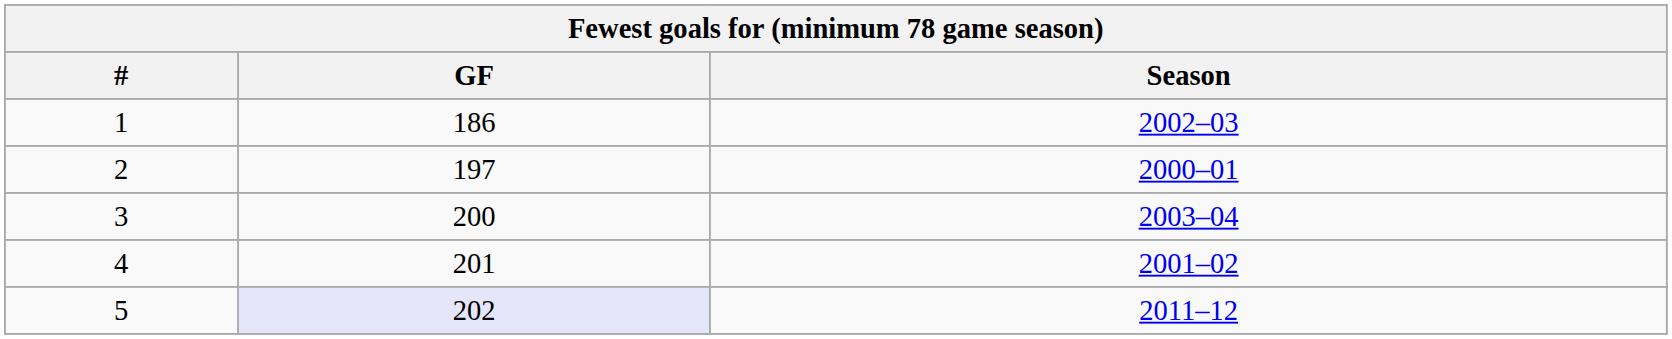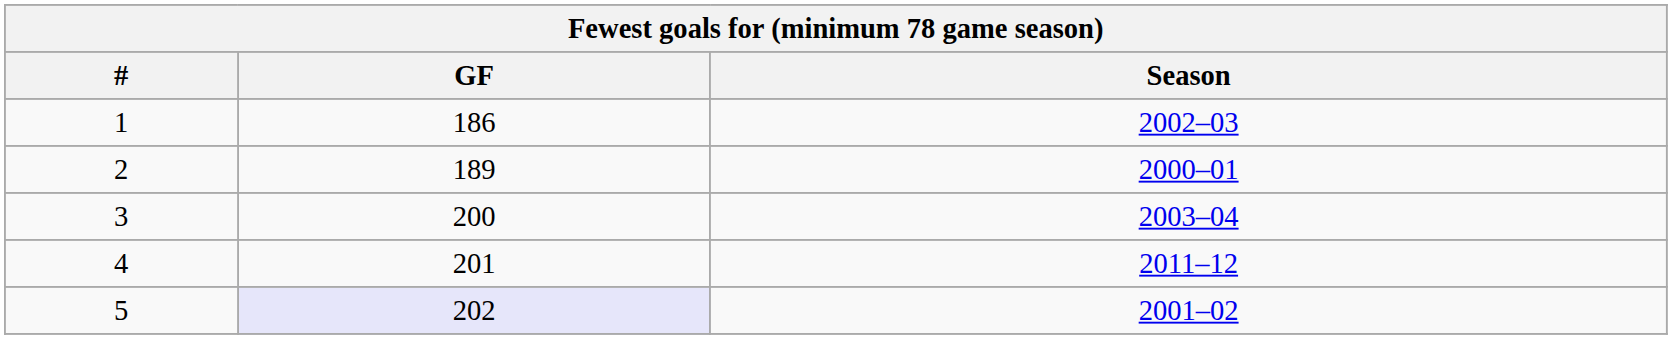(474, 169) 197 -> (474, 169) 189
(1189, 263) 2001–02 -> (1189, 263) 2011–12
(1189, 310) 2011–12 -> (1189, 310) 2001–02
